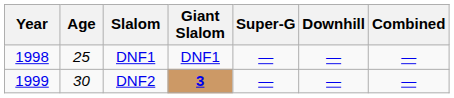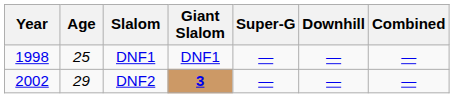(32, 81) 1999 -> (32, 81) 2002
(81, 81) 30 -> (81, 81) 29
